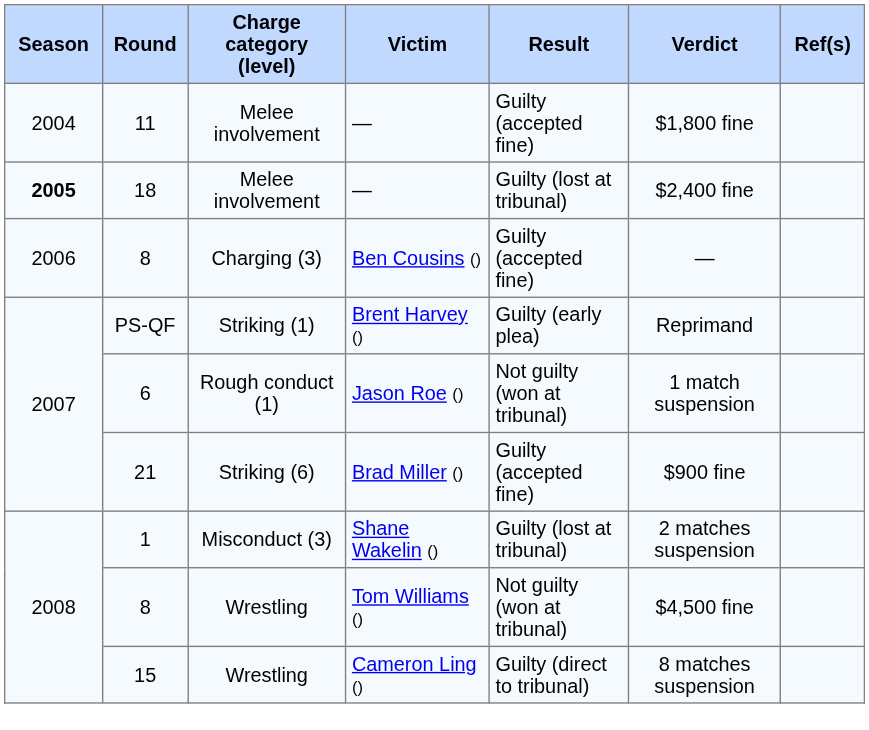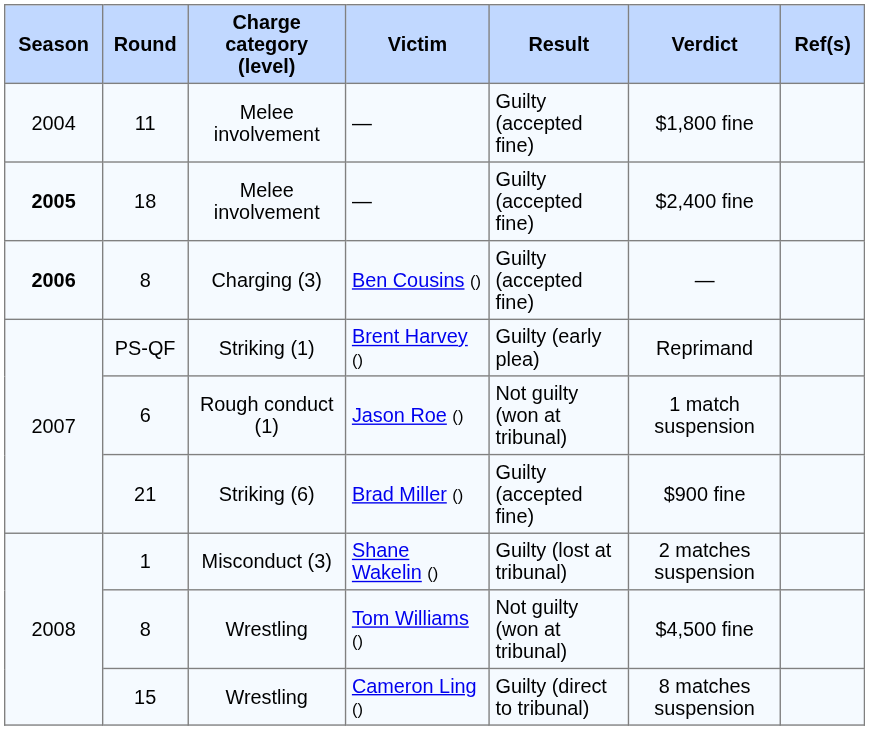(553, 190) Guilty (lost at tribunal) -> (539, 201) Guilty (accepted fine)
(54, 258) normal -> (54, 280) bold
